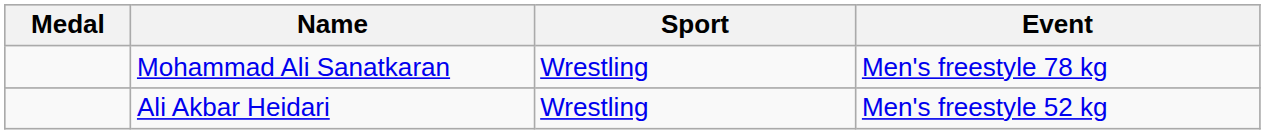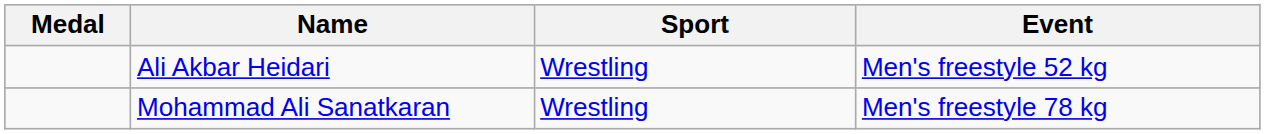rows swapped: (233, 107) <-> (294, 66)
